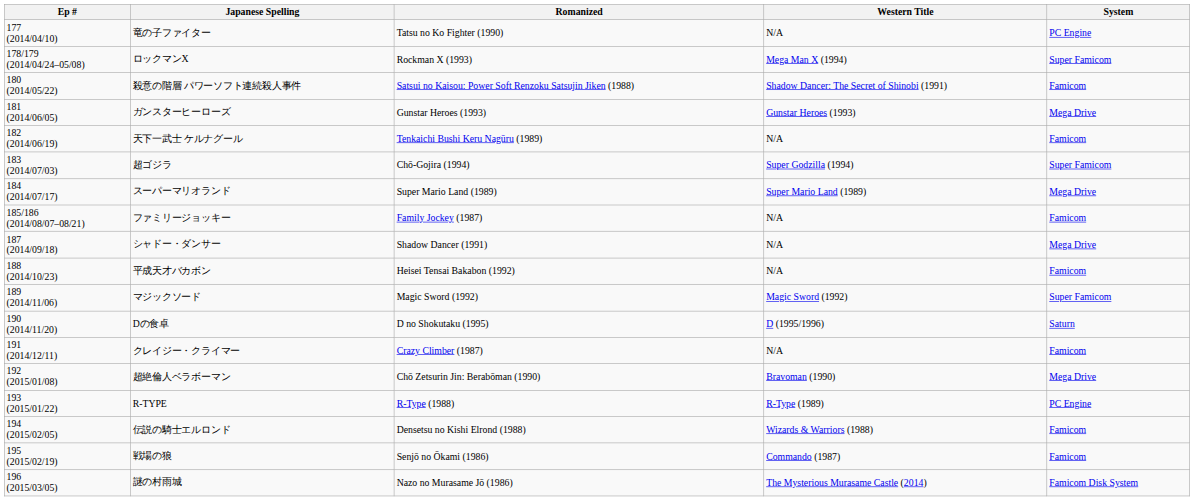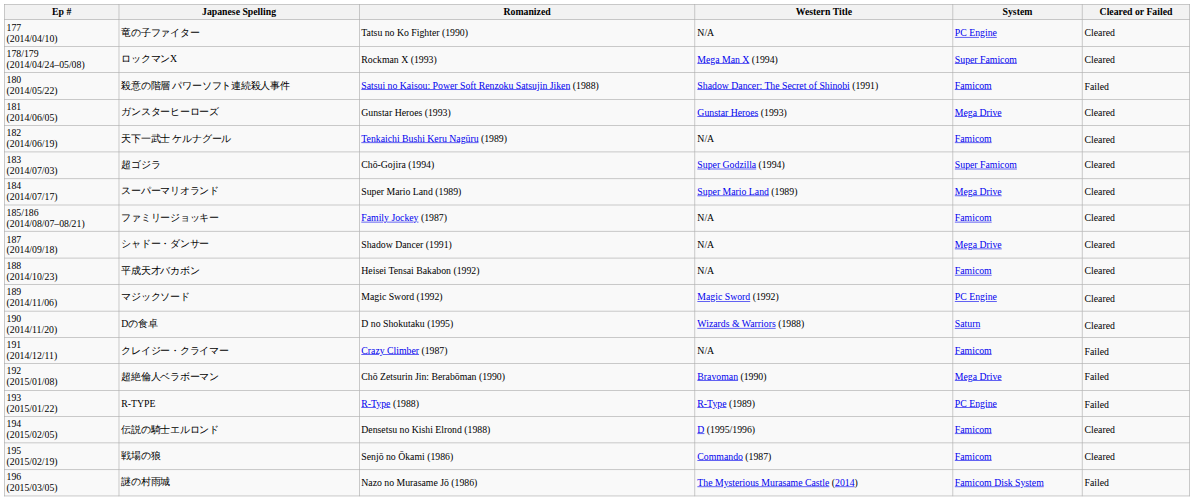+ column: (1136, 12)
(1080, 297) Super Famicom -> (976, 297) PC Engine
(795, 324) D (1995/1996) -> (751, 324) Wizards & Warriors (1988)
(820, 430) Wizards & Warriors (1988) -> (726, 430) D (1995/1996)
